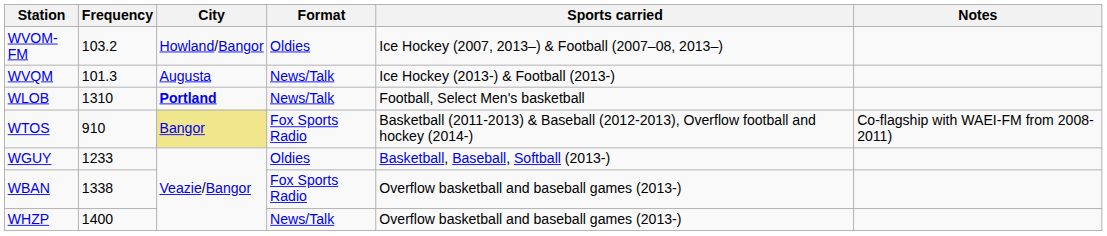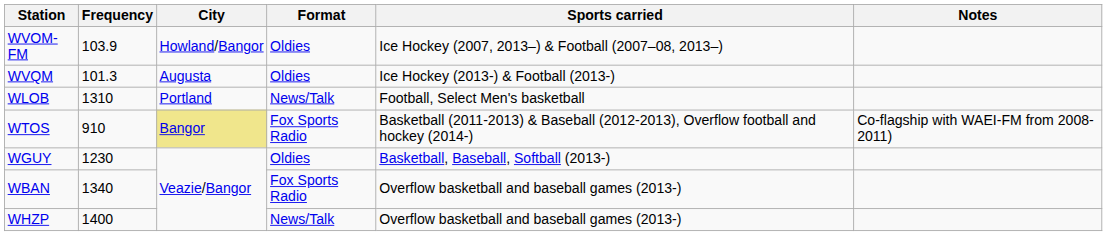(99, 45) 103.2 -> (99, 45) 103.9
(302, 76) News/Talk -> (290, 76) Oldies
(188, 98) bold -> (186, 98) normal
(97, 158) 1233 -> (97, 158) 1230
(97, 189) 1338 -> (97, 189) 1340
